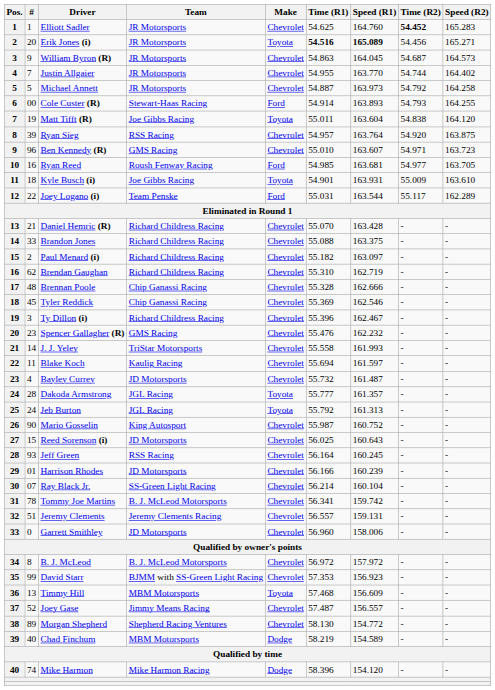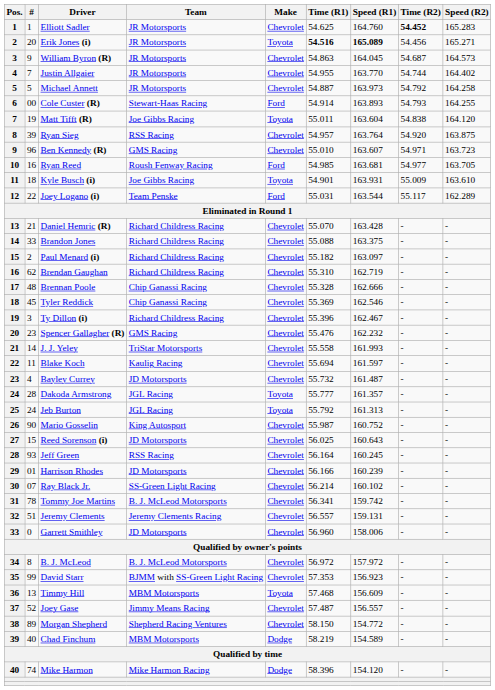(368, 486) 160.104 -> (368, 486) 160.102
(321, 623) 58.130 -> (321, 623) 58.150
